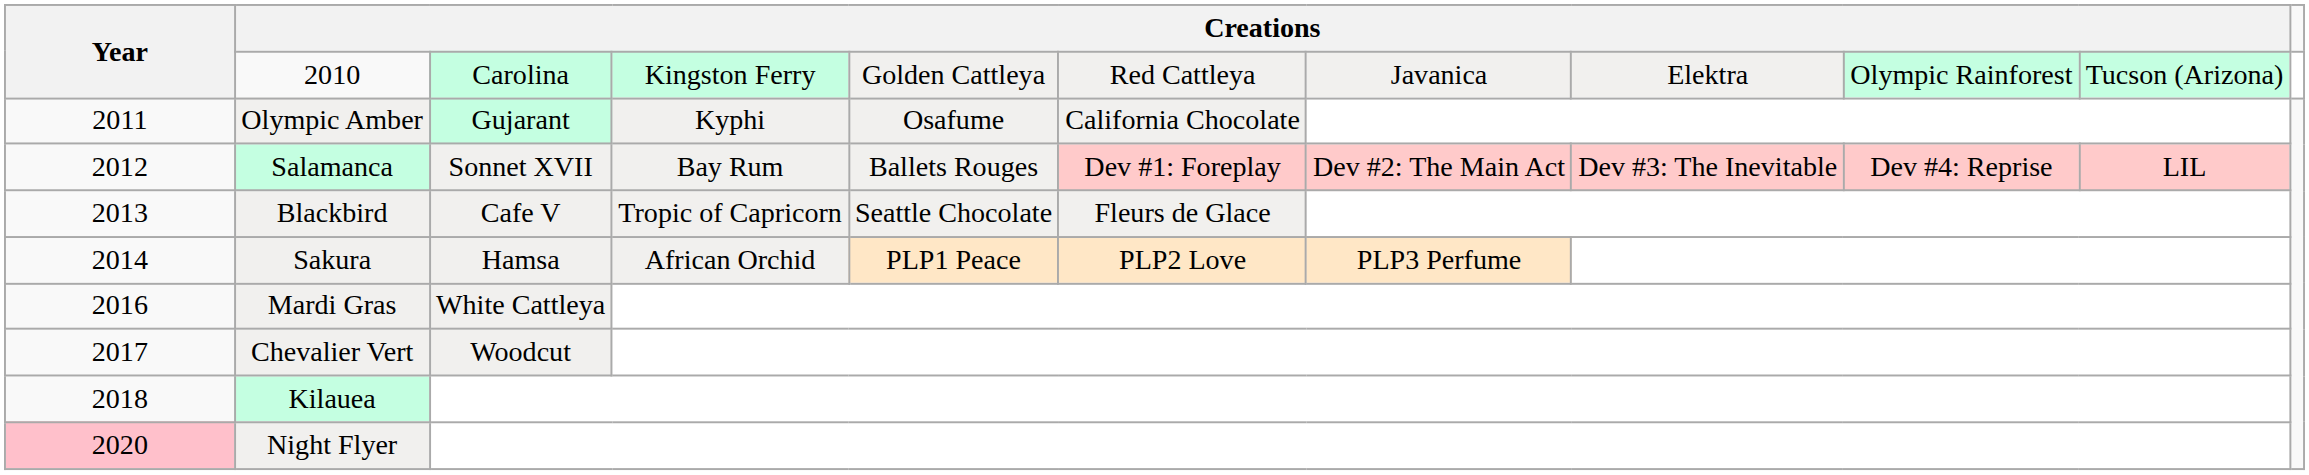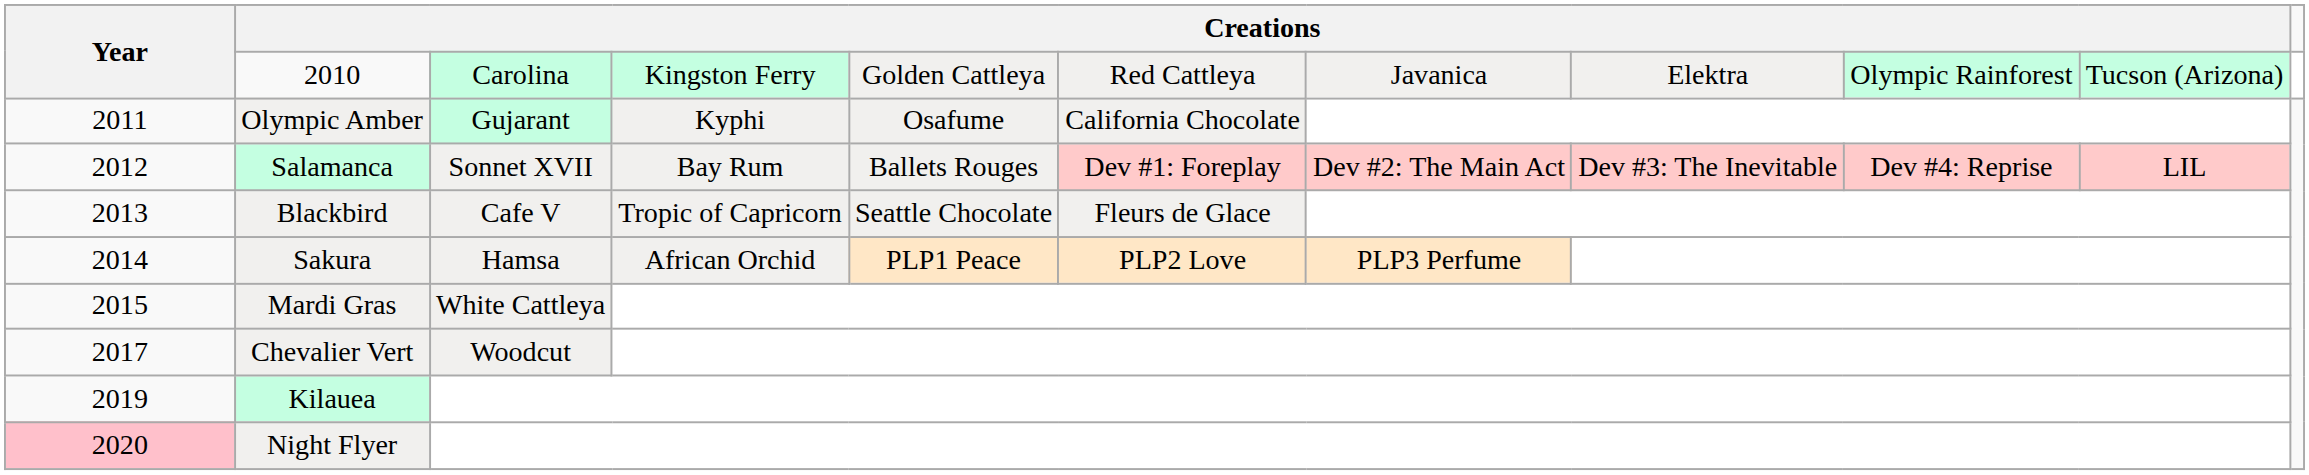(120, 305) 2016 -> (120, 305) 2015
(120, 398) 2018 -> (120, 398) 2019
